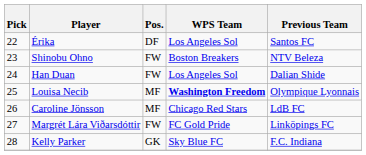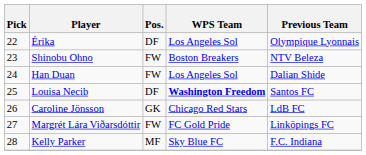(292, 41) Santos FC -> (315, 41) Olympique Lyonnais
(153, 91) MF -> (152, 91) DF
(315, 91) Olympique Lyonnais -> (292, 91) Santos FC
(153, 108) MF -> (153, 108) GK
(153, 141) GK -> (153, 141) MF
